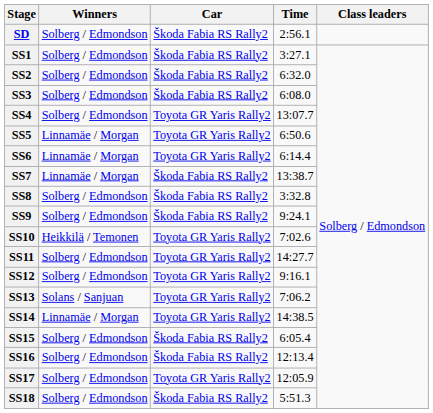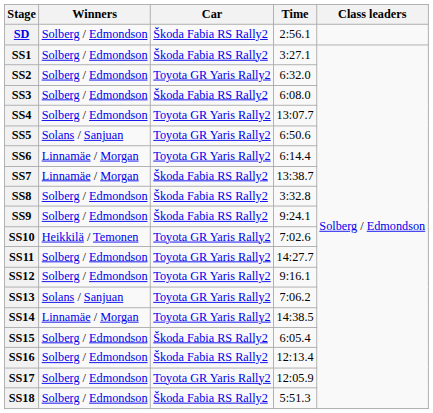(211, 74) Škoda Fabia RS Rally2 -> (212, 74) Toyota GR Yaris Rally2
(90, 135) Linnamäe / Morgan -> (82, 135) Solans / Sanjuan
